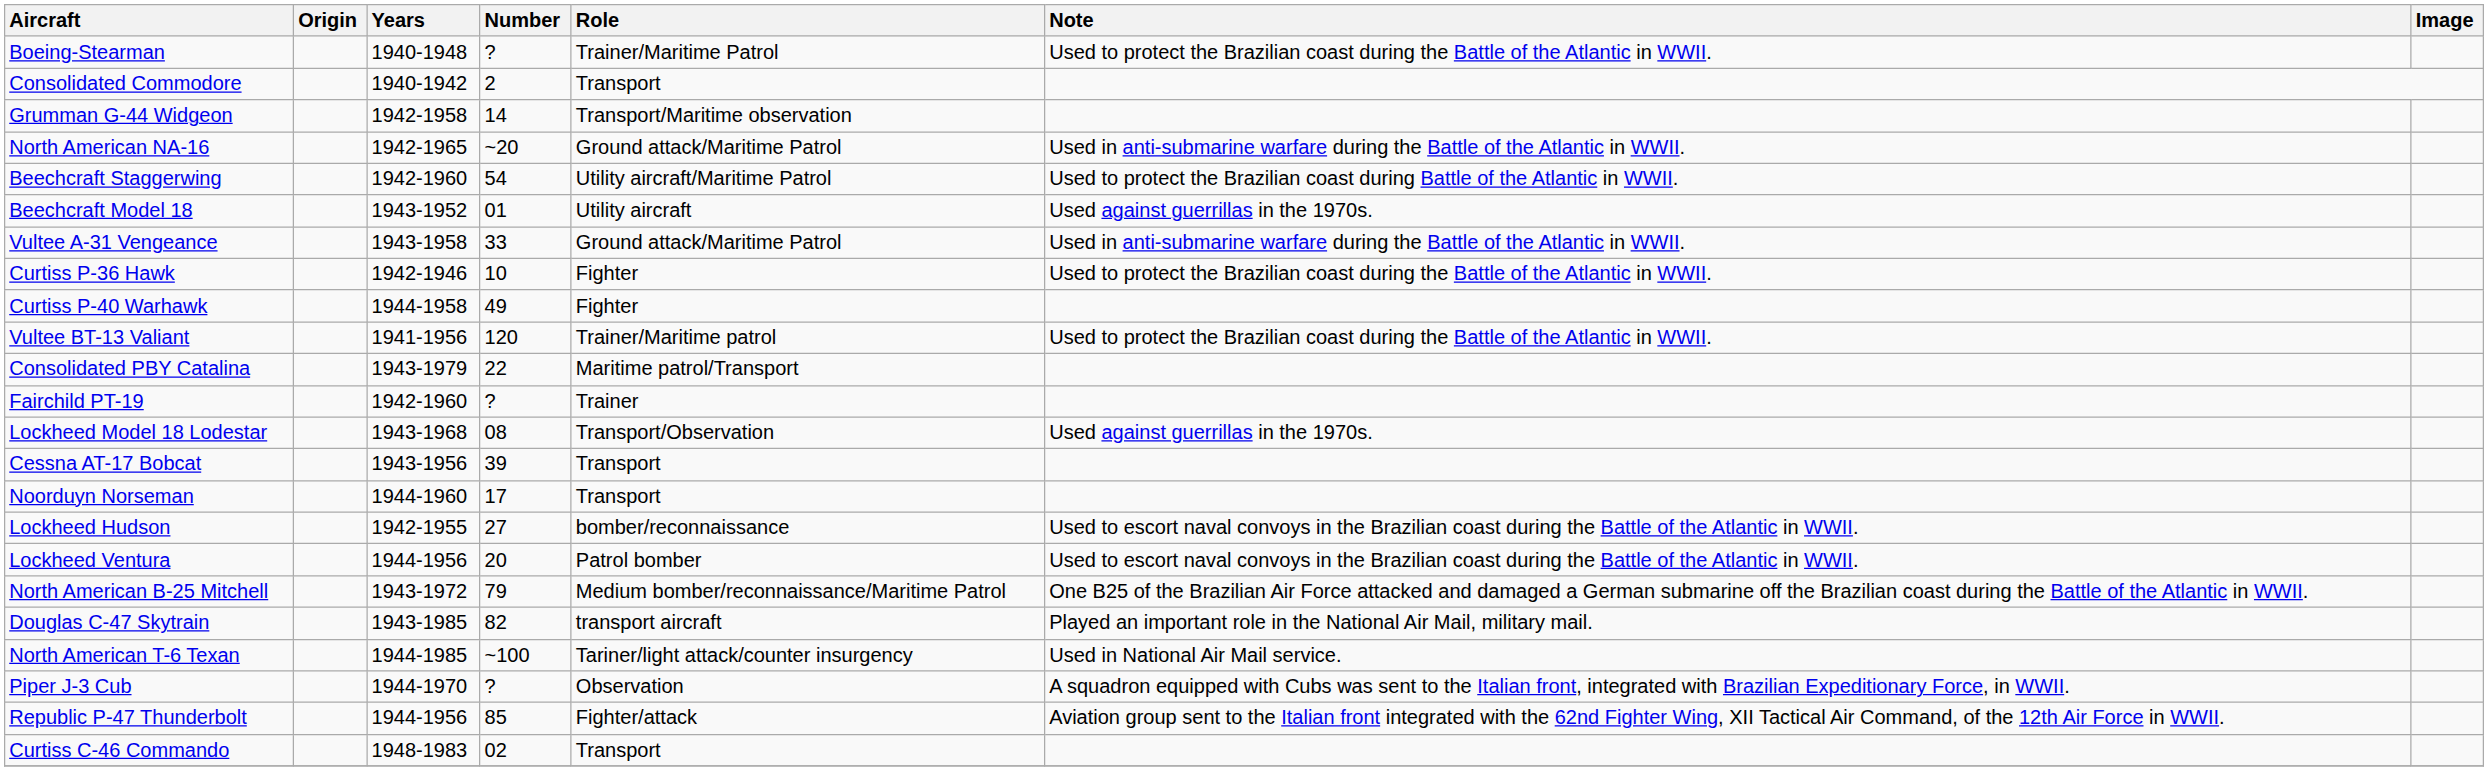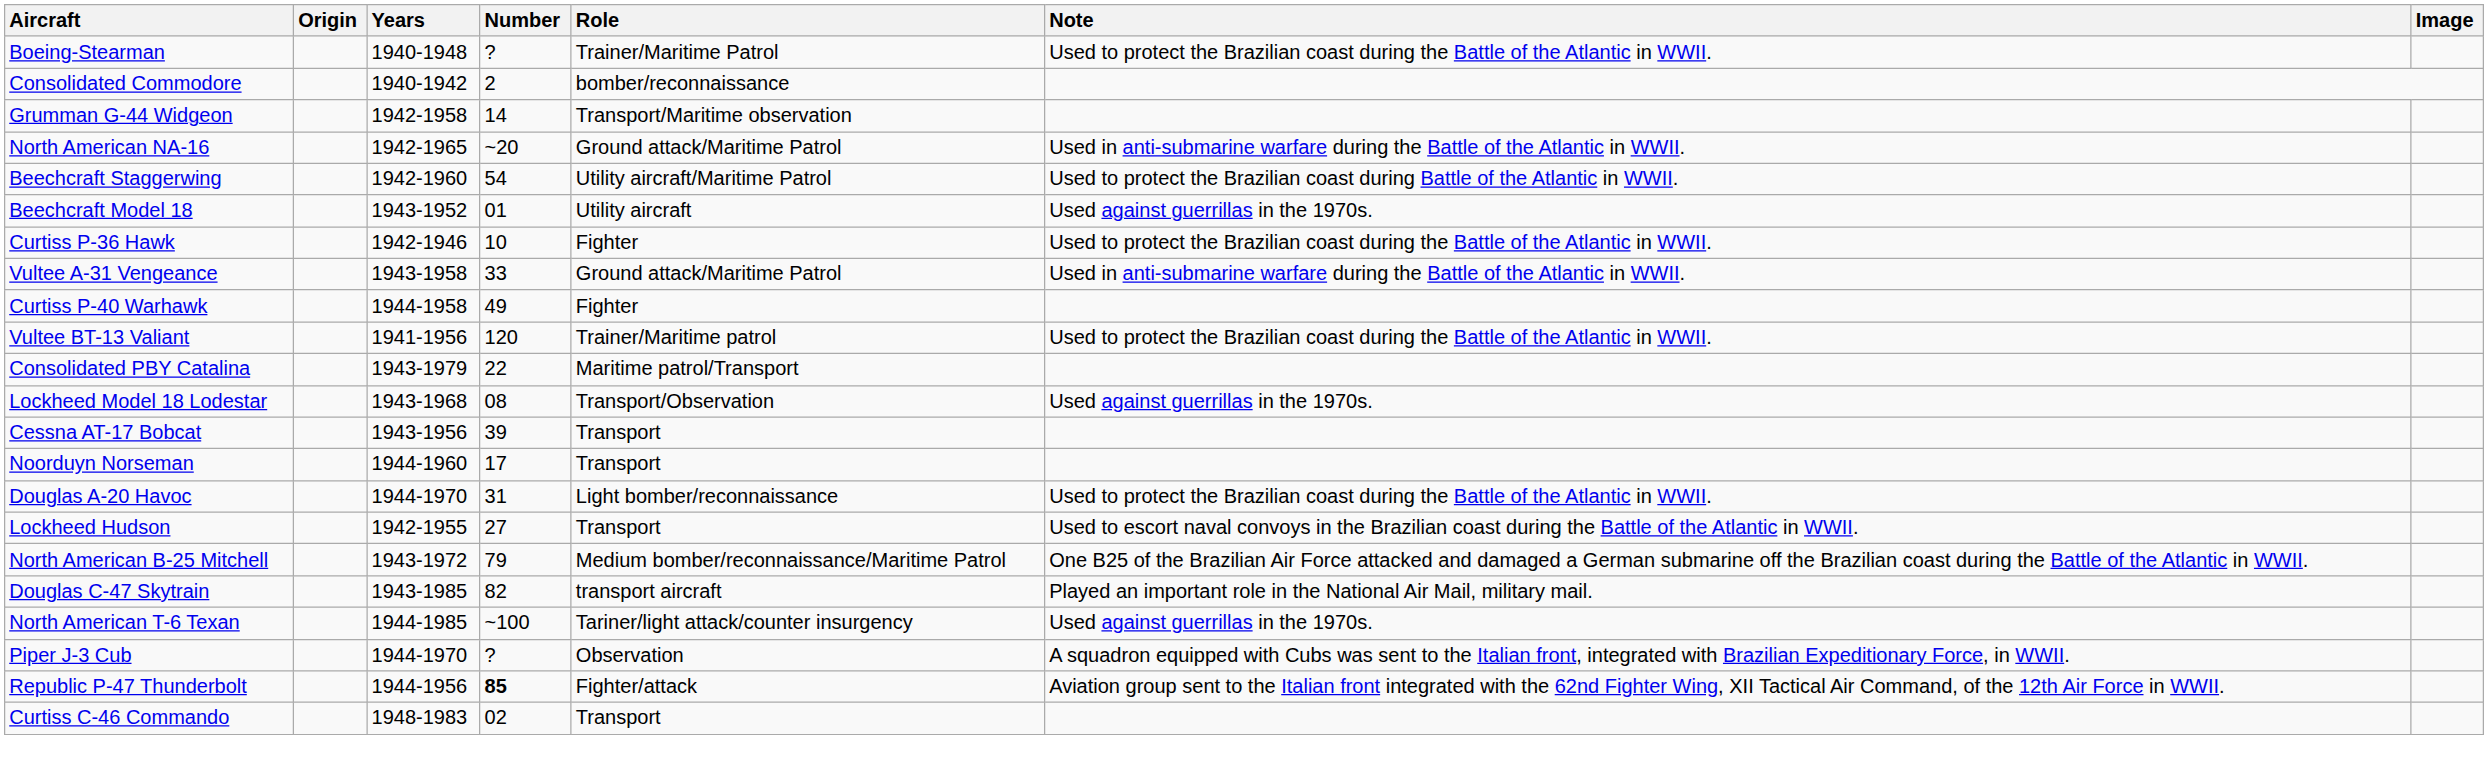(618, 83) Transport -> (683, 83) bomber/reconnaissance
rows swapped: (113, 242) <-> (92, 274)
- row: (76, 400)
+ row: (100, 496)
(683, 527) bomber/reconnaissance -> (618, 527) Transport
- row: (90, 559)
(1195, 654) Used in National Air Mail service. -> (1211, 623) Used against guerrillas in the 1970s.
(496, 718) normal -> (496, 686) bold
